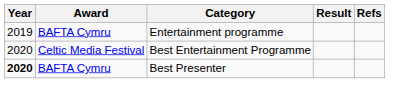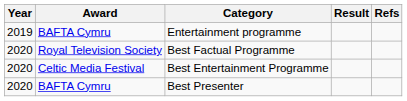+ row: (231, 50)
(20, 68) bold -> (20, 86) normal
